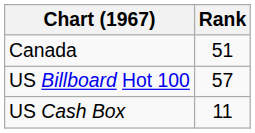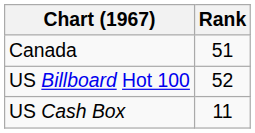(222, 81) 57 -> (222, 81) 52
